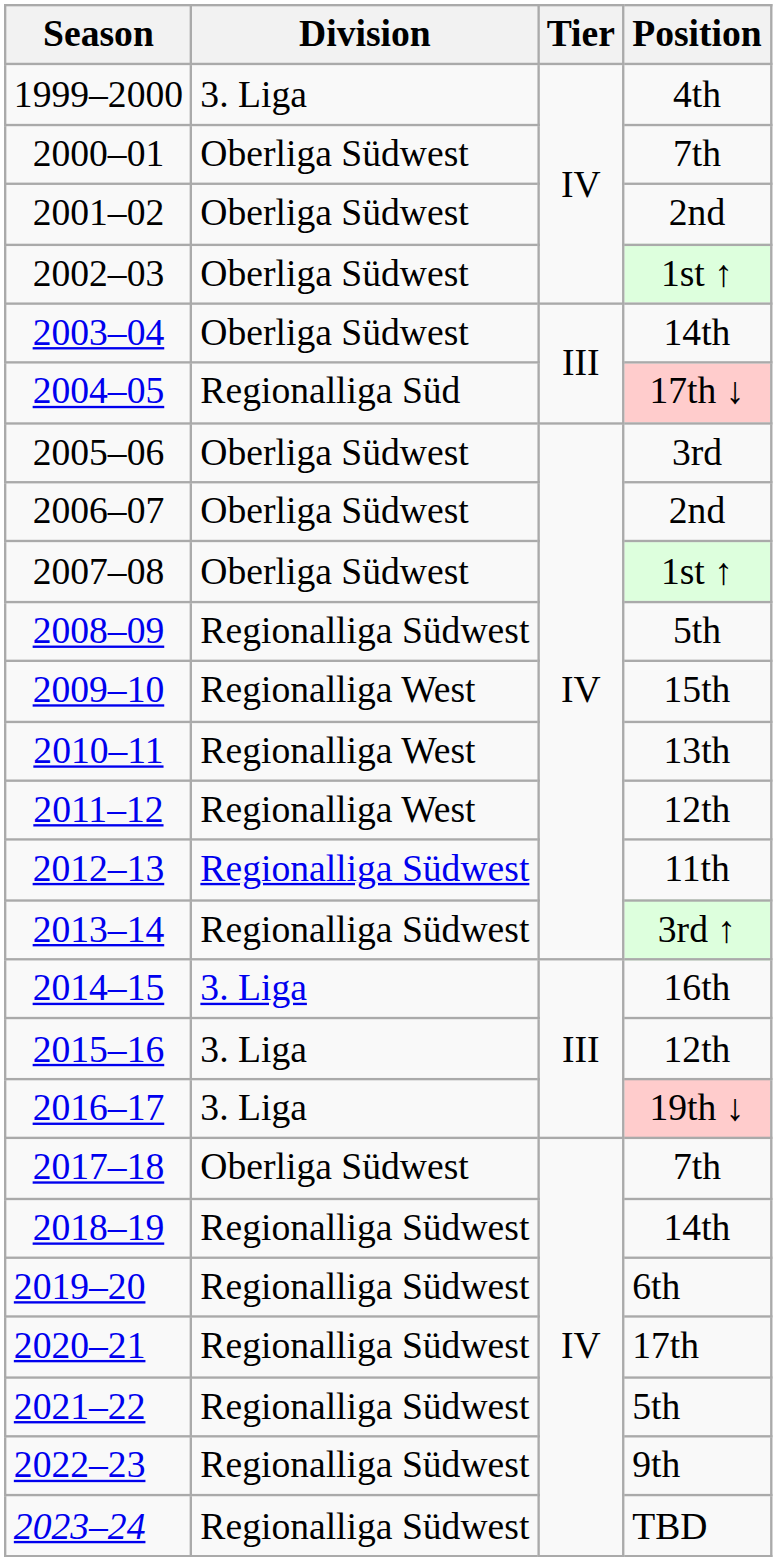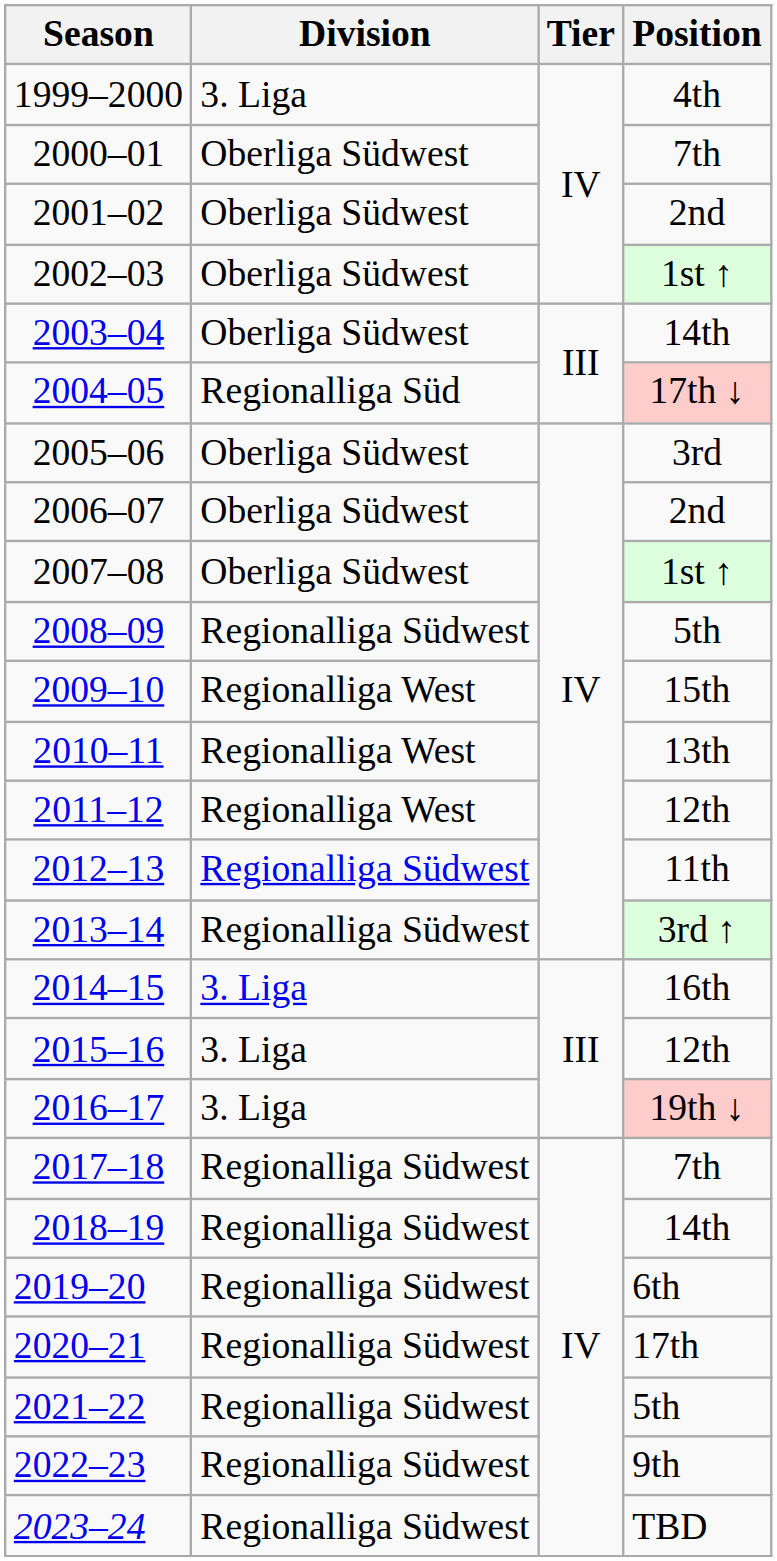(335, 1167) Oberliga Südwest -> (365, 1167) Regionalliga Südwest
